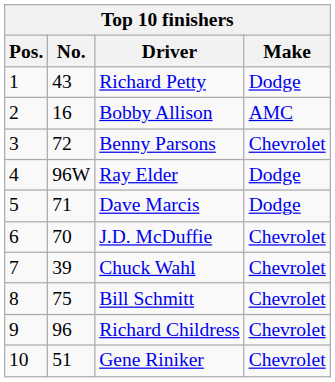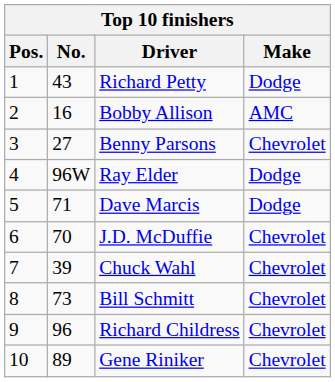(62, 143) 72 -> (62, 143) 27
(62, 298) 75 -> (62, 298) 73
(62, 360) 51 -> (62, 360) 89
